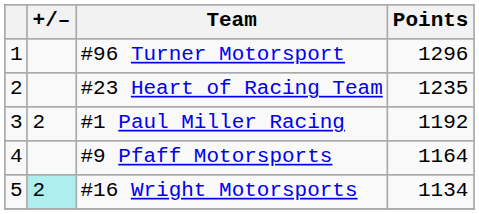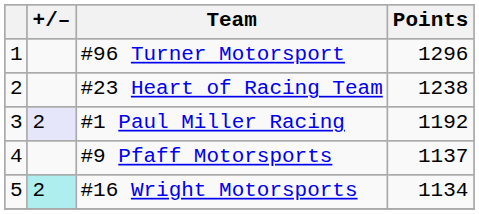(443, 90) 1235 -> (443, 90) 1238
(39, 124) no background -> (39, 124) lavender background
(443, 158) 1164 -> (443, 158) 1137
